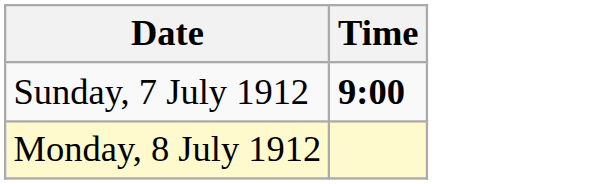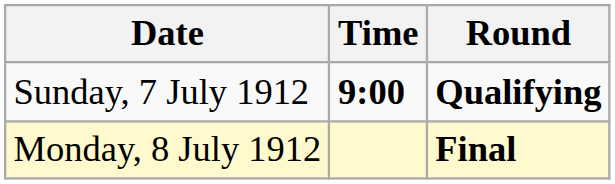+ column: (518, 33)
